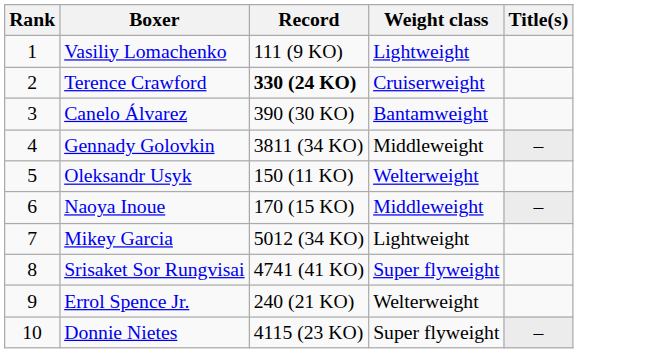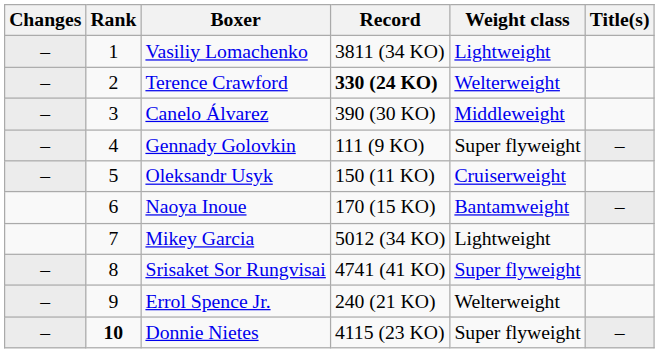+ column: (45, 20)
(298, 51) 111 (9 KO) -> (390, 51) 3811 (34 KO)
(429, 82) Cruiserweight -> (507, 82) Welterweight
(431, 113) Bantamweight -> (510, 113) Middleweight
(308, 144) 3811 (34 KO) -> (380, 144) 111 (9 KO)
(428, 144) Middleweight -> (518, 144) Super flyweight
(426, 176) Welterweight -> (510, 176) Cruiserweight
(428, 207) Middleweight -> (512, 207) Bantamweight
(32, 332) normal -> (113, 332) bold
